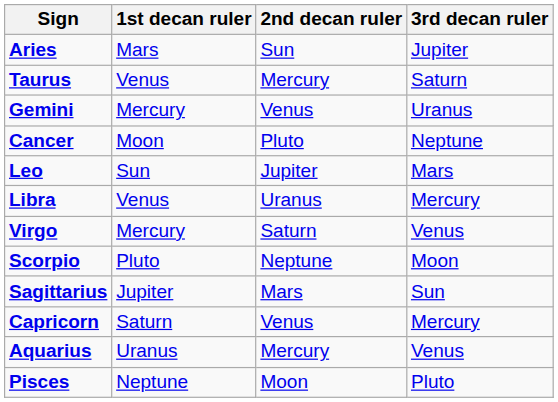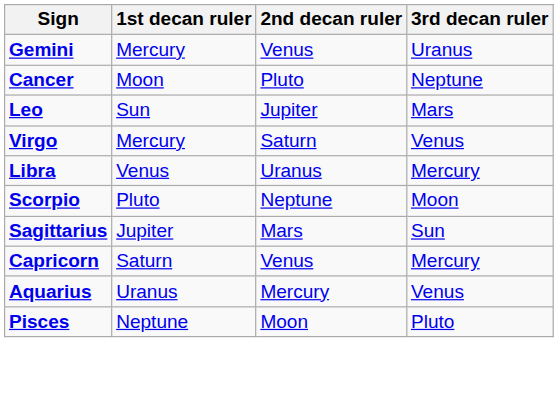- row: (33, 49)
- row: (40, 79)
rows swapped: (33, 230) <-> (32, 200)
